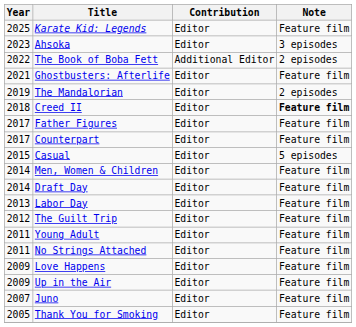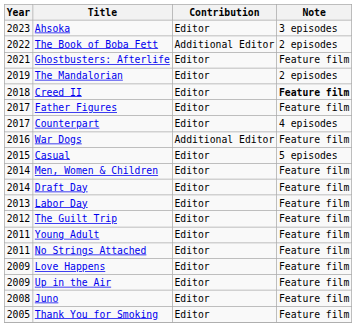- row: (91, 28)
(314, 139) Feature film -> (308, 124) 4 episodes
+ row: (58, 139)
(18, 298) 2007 -> (18, 298) 2008
